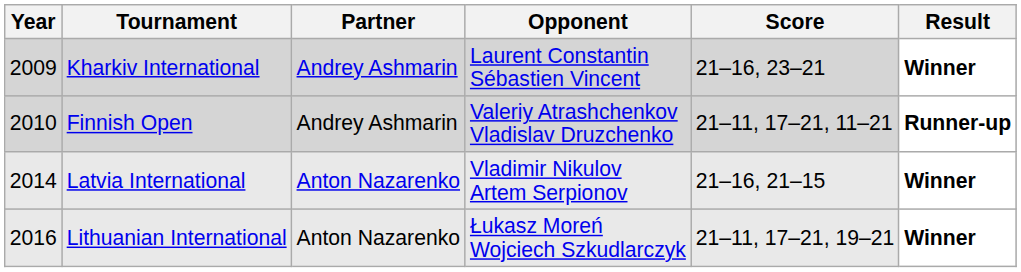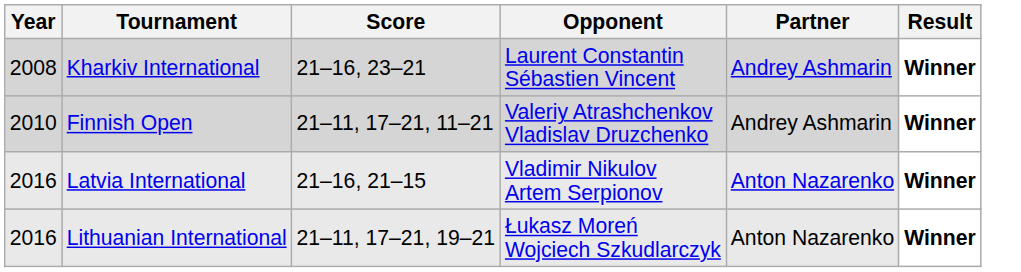columns swapped: (378, 22) <-> (795, 22)
(33, 67) 2009 -> (33, 67) 2008
(958, 124) Runner-up -> (940, 124) Winner
(33, 181) 2014 -> (33, 181) 2016
